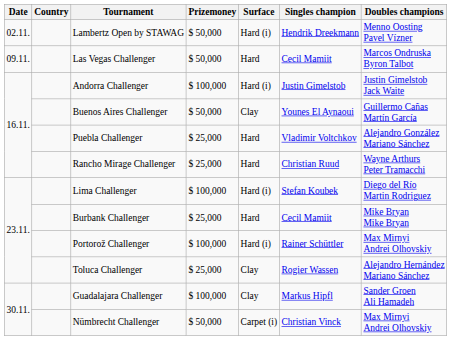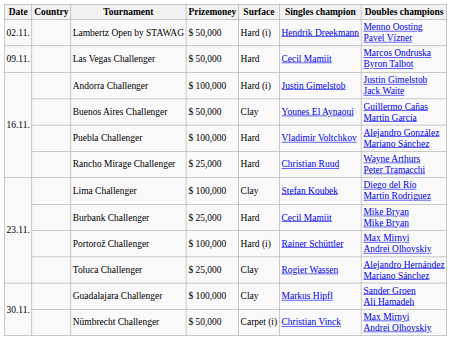(205, 137) $ 25,000 -> (207, 137) $ 100,000
(256, 190) Hard (i) -> (250, 190) Clay
